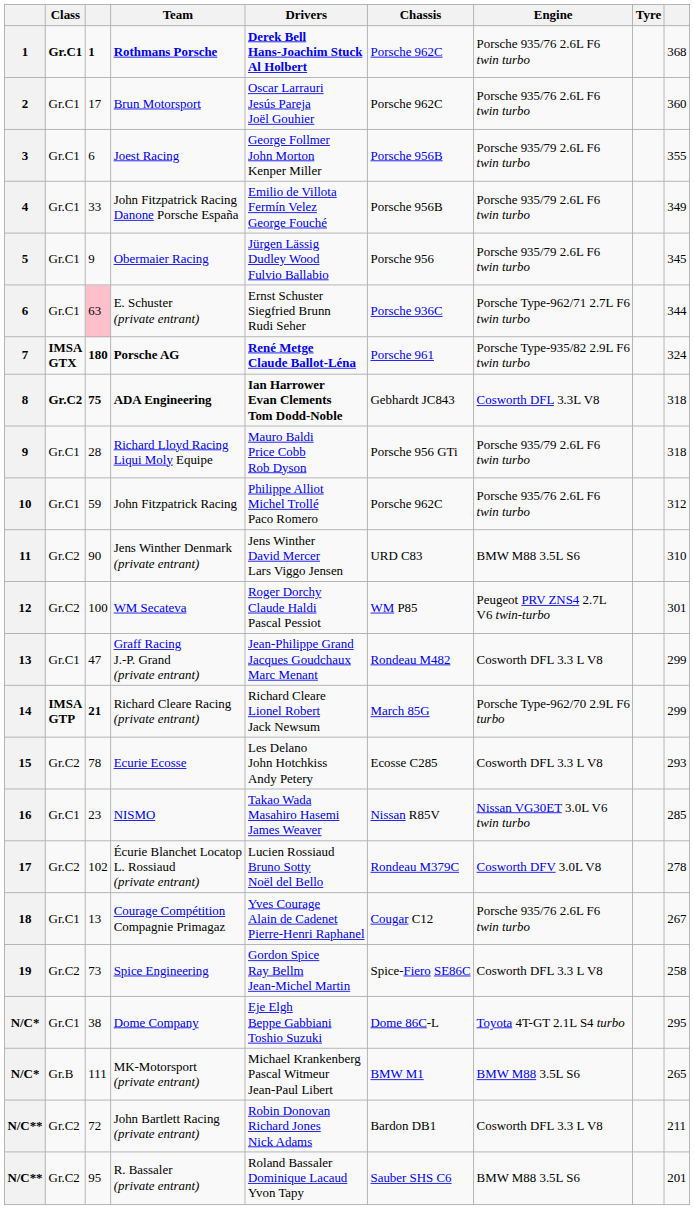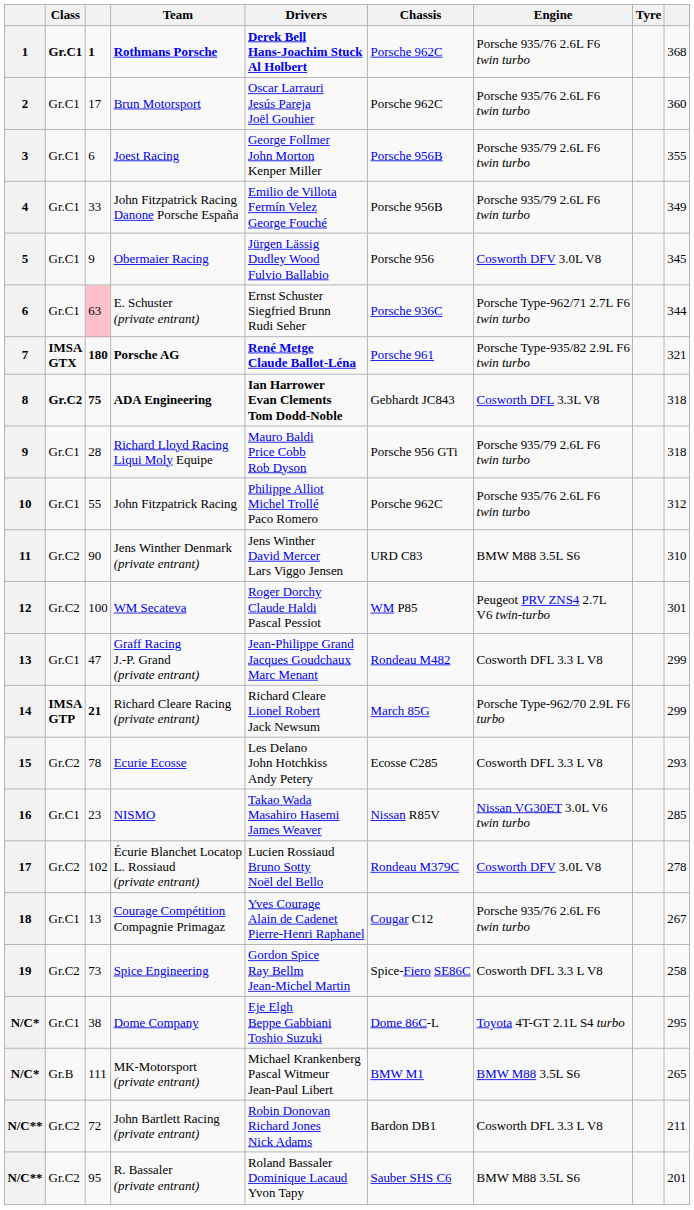(538, 259) Porsche 935/79 2.6L F6 twin turbo -> (539, 259) Cosworth DFV 3.0L V8
(677, 355) 324 -> (677, 355) 321
(95, 503) 59 -> (95, 503) 55
